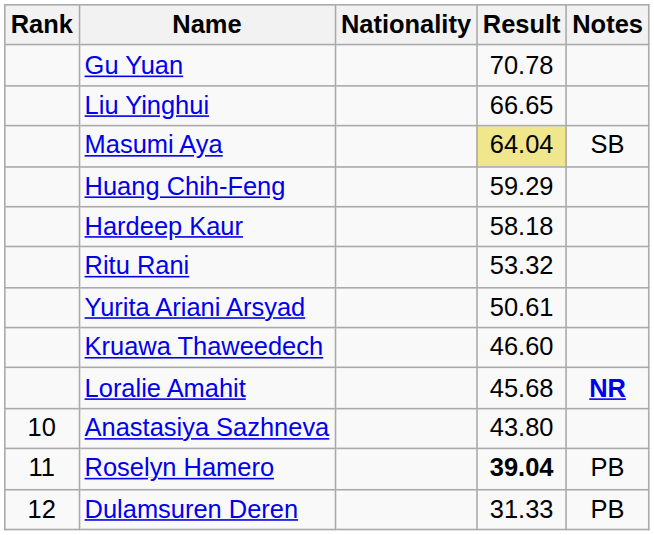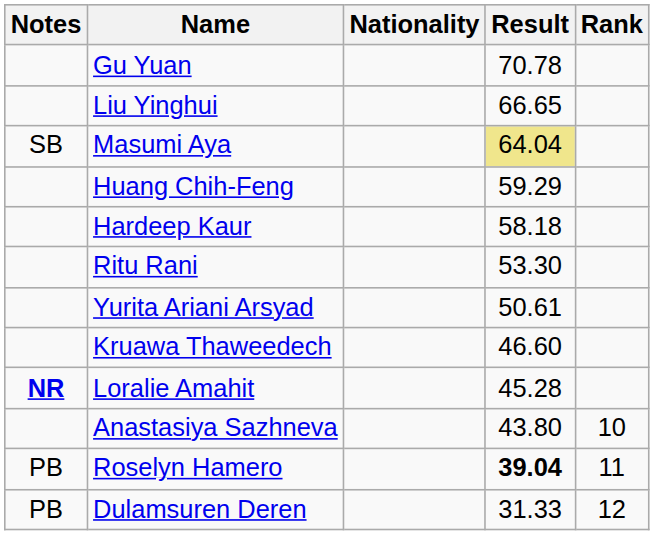columns swapped: (42, 24) <-> (608, 24)
(522, 266) 53.32 -> (530, 266) 53.30
(522, 387) 45.68 -> (530, 387) 45.28
